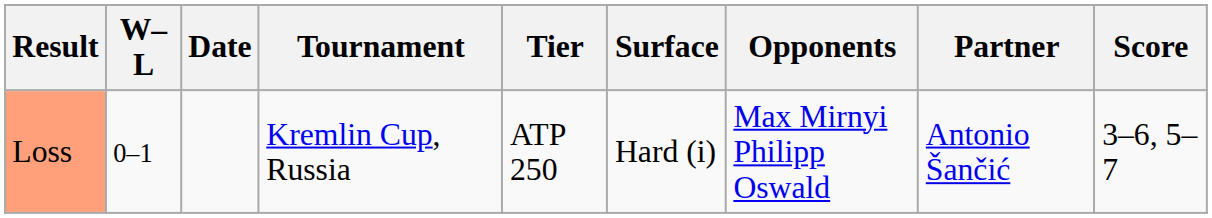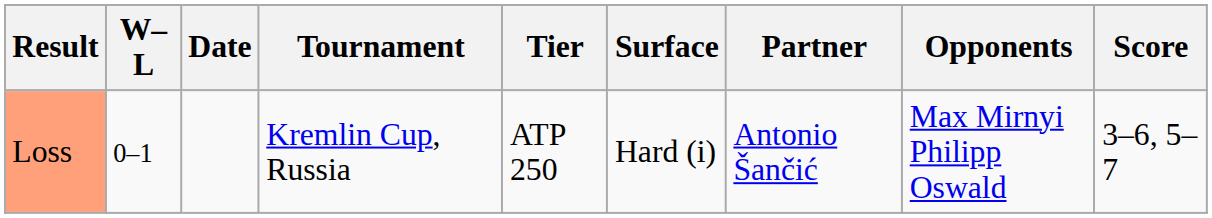columns swapped: (1007, 47) <-> (822, 47)
